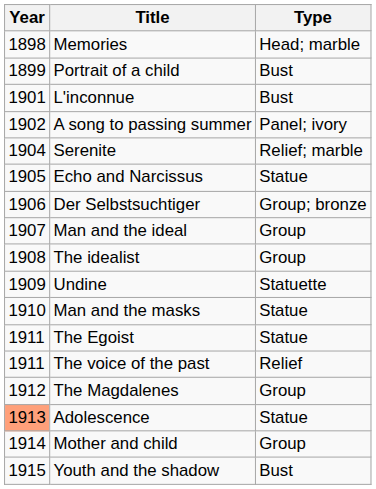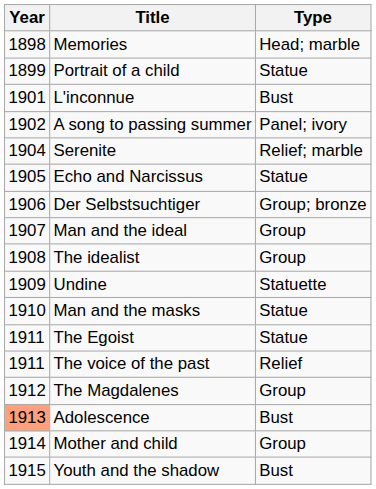(276, 71) Bust -> (284, 71) Statue
(284, 417) Statue -> (276, 417) Bust
